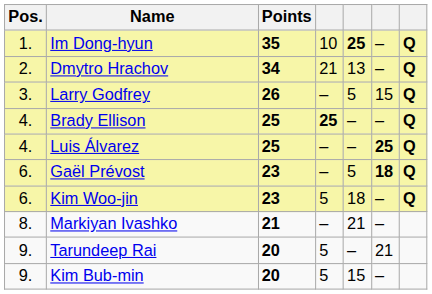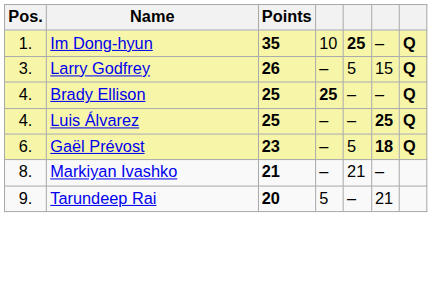- row: (109, 69)
- row: (94, 198)
- row: (97, 276)
